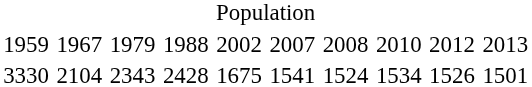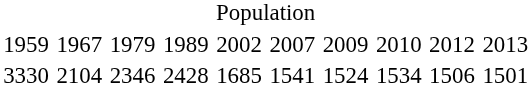(186, 44) 1988 -> (186, 44) 1989
(346, 44) 2008 -> (346, 44) 2009
(133, 75) 2343 -> (133, 75) 2346
(239, 75) 1675 -> (239, 75) 1685
(452, 75) 1526 -> (452, 75) 1506
